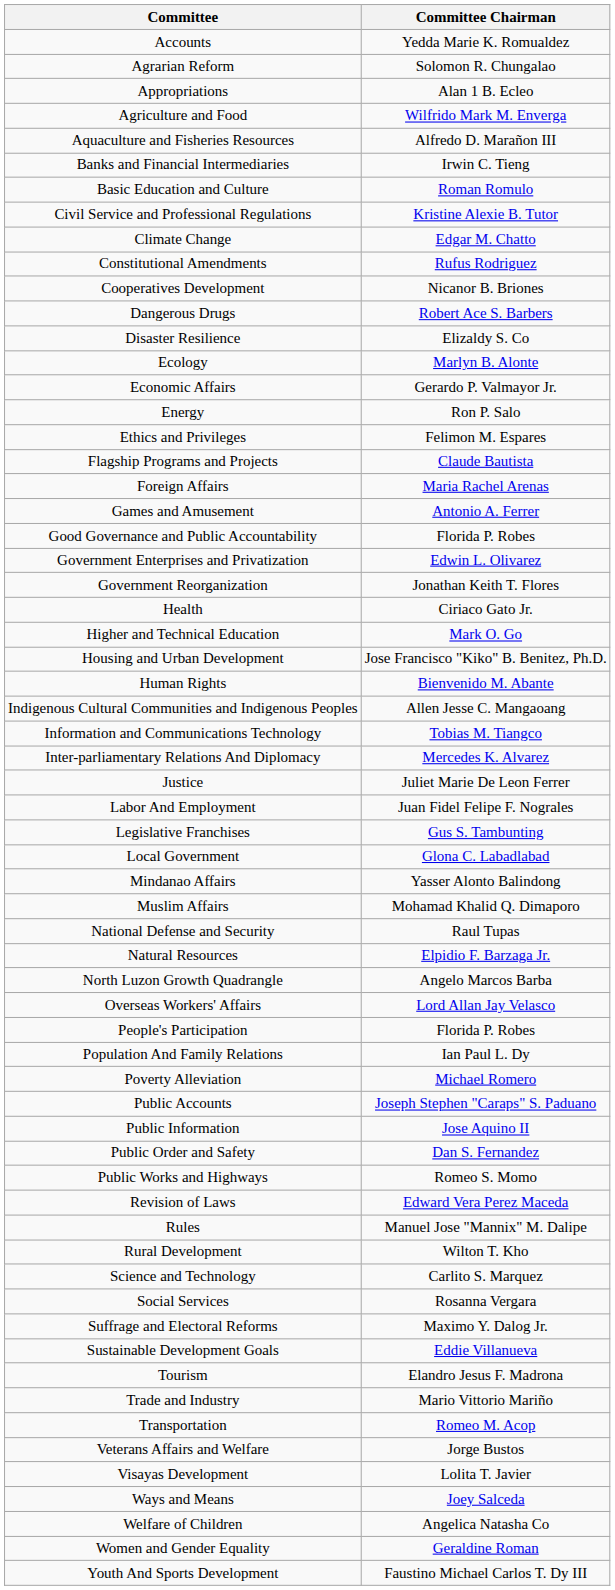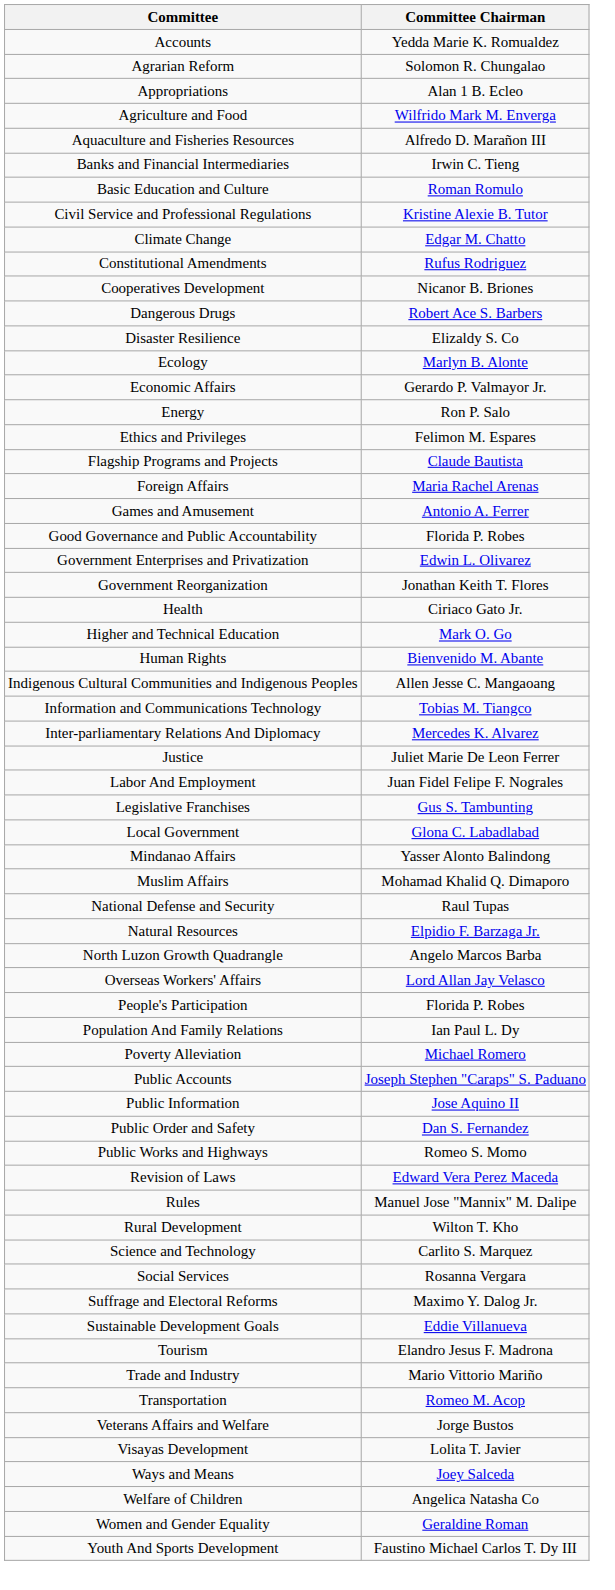- row: (183, 659)
